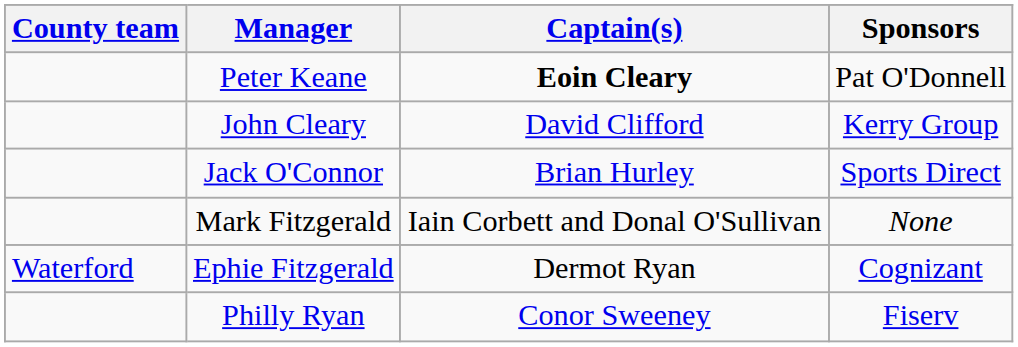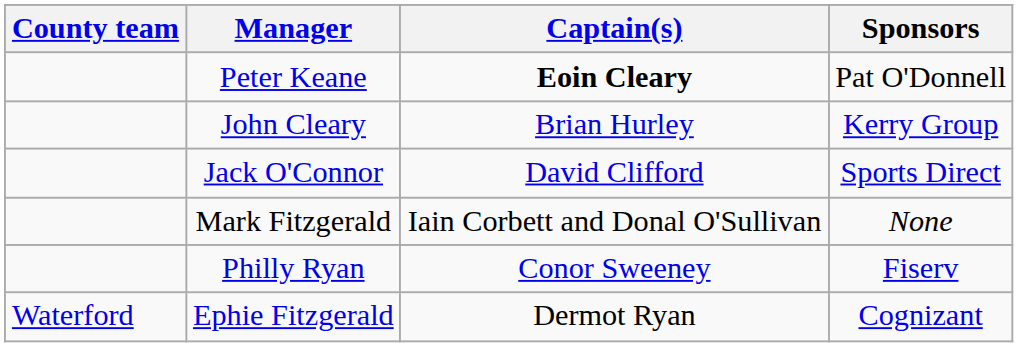(614, 124) David Clifford -> (614, 124) Brian Hurley
(614, 172) Brian Hurley -> (614, 172) David Clifford
rows swapped: (293, 316) <-> (293, 268)
